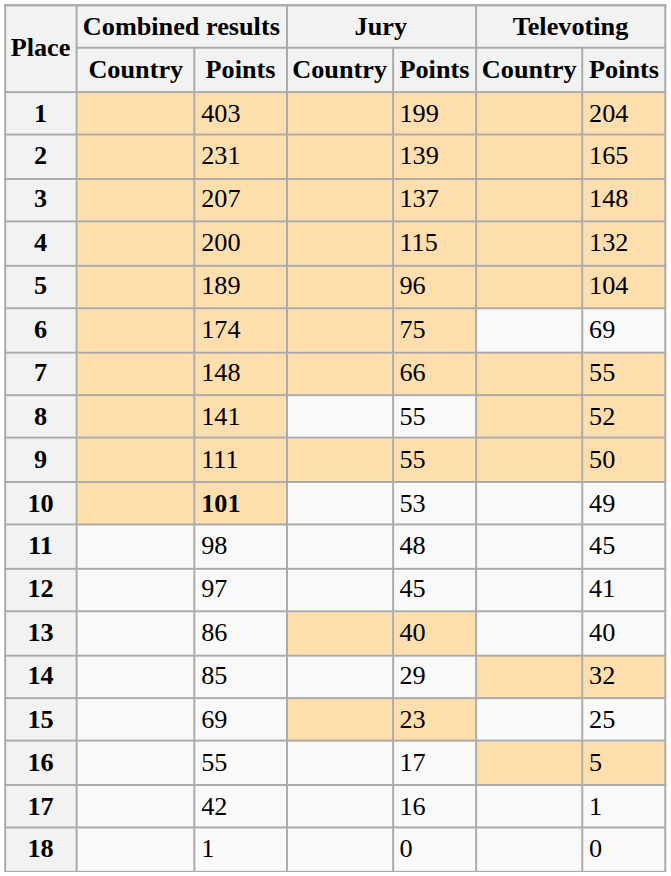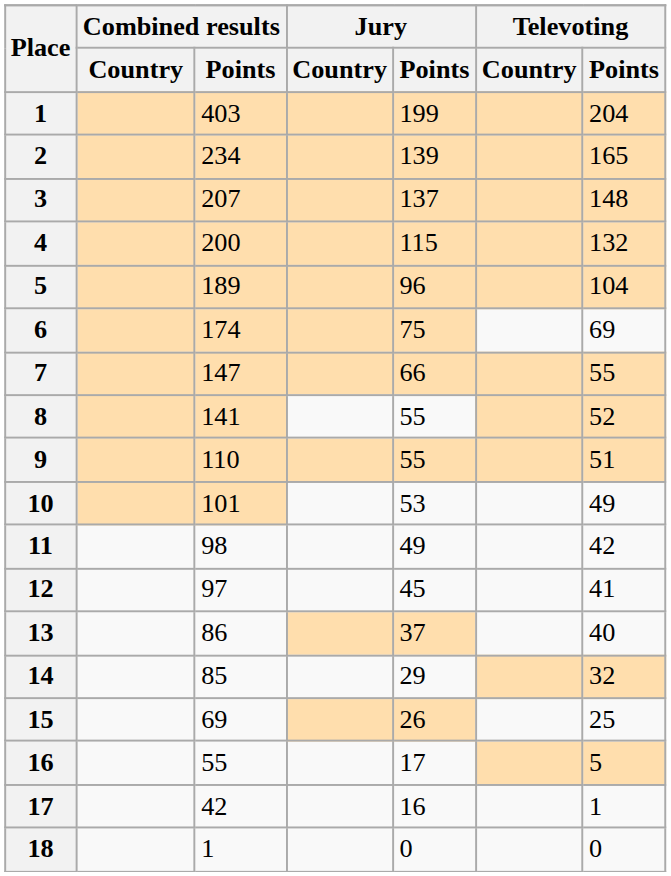(221, 156) 231 -> (221, 156) 234
(221, 372) 148 -> (221, 372) 147
(220, 459) 111 -> (220, 459) 110
(602, 459) 50 -> (602, 459) 51
(221, 502) bold -> (221, 502) normal
(413, 546) 48 -> (413, 546) 49
(602, 546) 45 -> (602, 546) 42
(413, 632) 40 -> (413, 632) 37
(413, 719) 23 -> (413, 719) 26
